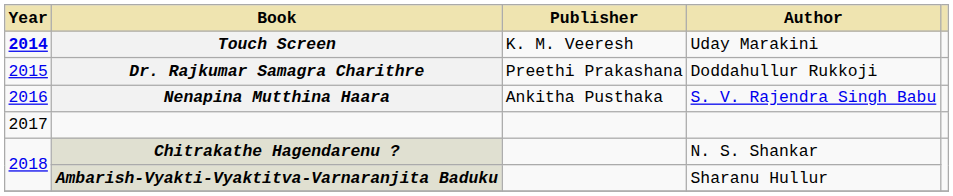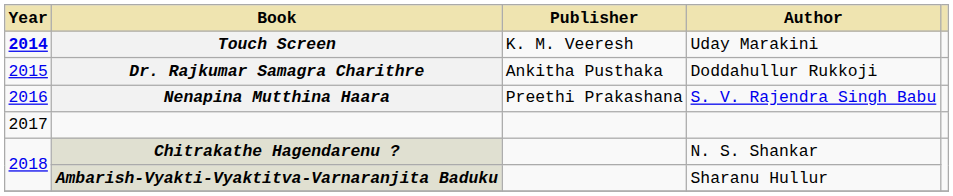(594, 71) Preethi Prakashana -> (584, 71) Ankitha Pusthaka
(584, 98) Ankitha Pusthaka -> (594, 98) Preethi Prakashana
